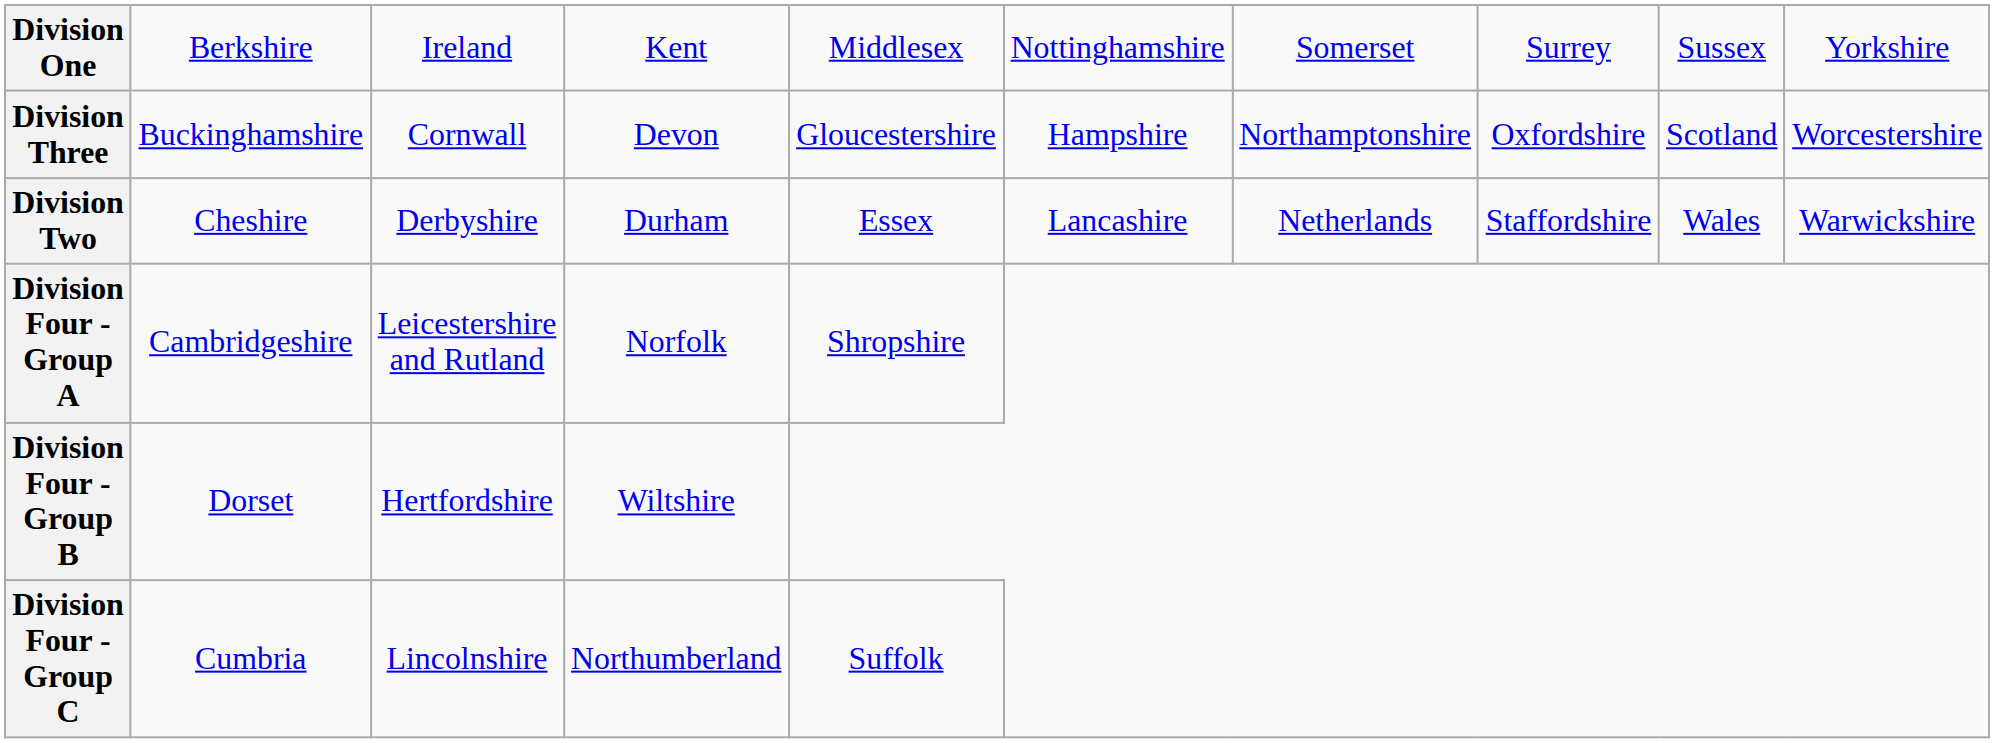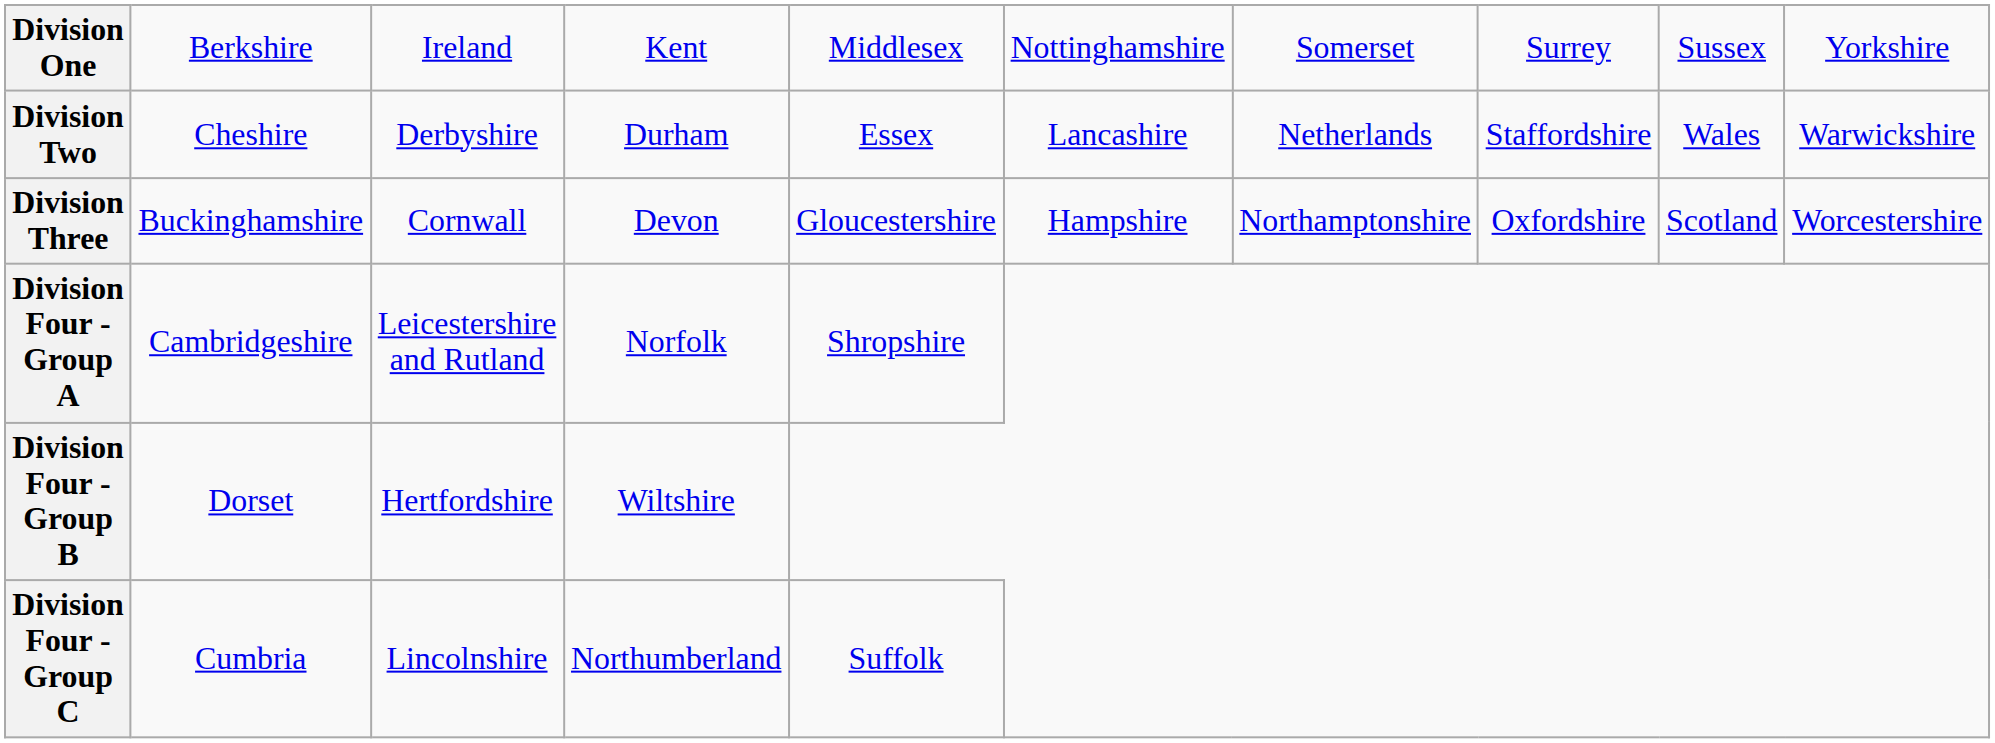rows swapped: (68, 220) <-> (68, 133)
